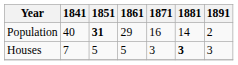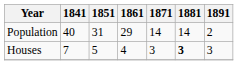(98, 32) bold -> (98, 32) normal
(155, 32) 16 -> (155, 32) 14
(123, 50) 5 -> (123, 50) 4
